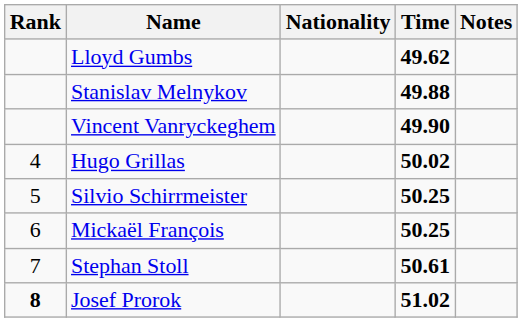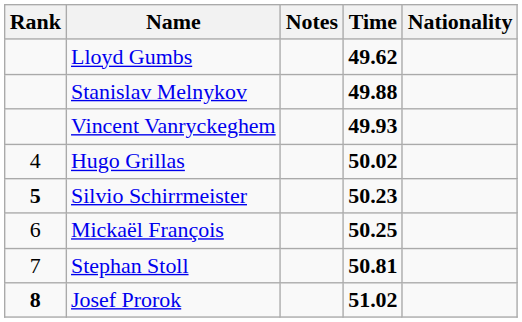columns swapped: (338, 21) <-> (486, 21)
(425, 126) 49.90 -> (373, 126) 49.93
(35, 195) normal -> (35, 195) bold
(425, 195) 50.25 -> (373, 195) 50.23
(425, 265) 50.61 -> (373, 265) 50.81
